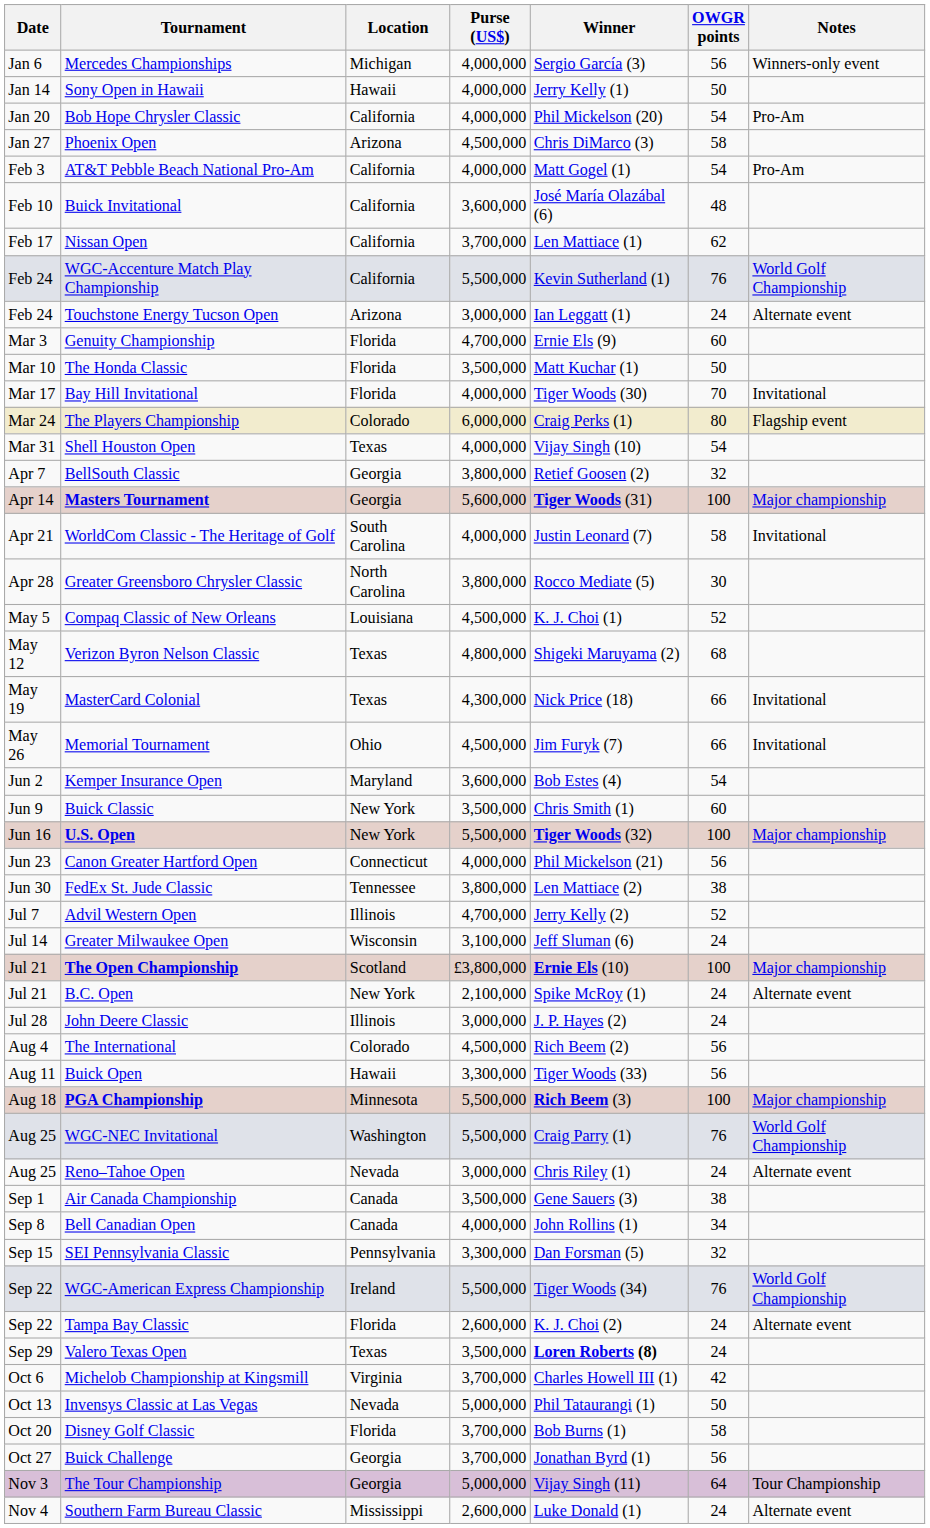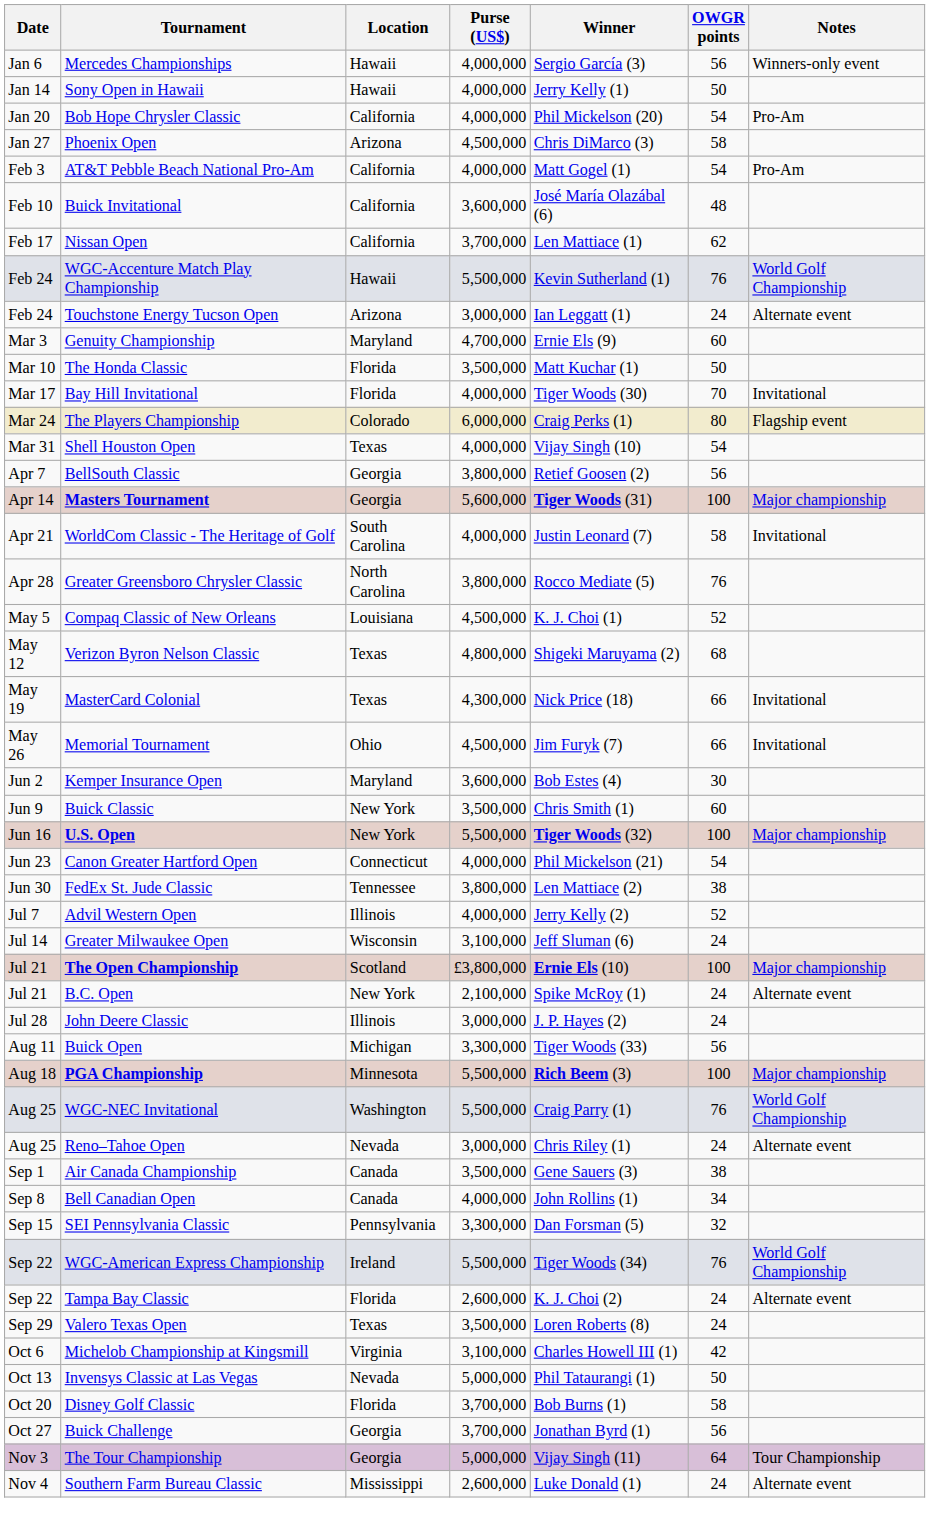(381, 63) Michigan -> (373, 63) Hawaii
(382, 278) California -> (373, 278) Hawaii
(373, 340) Florida -> (381, 340) Maryland
(718, 473) 32 -> (718, 473) 56
(718, 582) 30 -> (718, 582) 76
(718, 781) 54 -> (718, 781) 30
(718, 861) 56 -> (718, 861) 54
(494, 914) 4,700,000 -> (494, 914) 4,000,000
- row: (120, 1047)
(373, 1073) Hawaii -> (381, 1047) Michigan
(595, 1351) bold -> (591, 1324) normal
(494, 1377) 3,700,000 -> (494, 1351) 3,100,000
